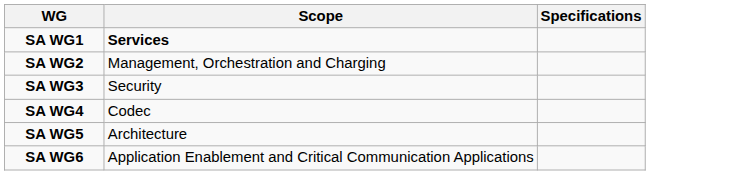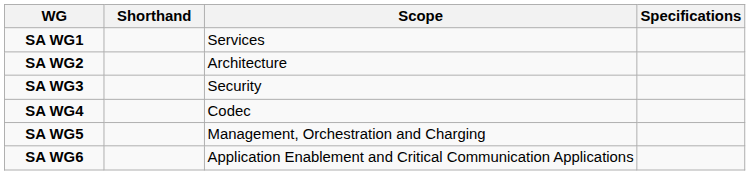+ column: (154, 16)
(138, 39) bold -> (236, 39) normal
(247, 63) Management, Orchestration and Charging -> (247, 63) Architecture
(147, 134) Architecture -> (347, 134) Management, Orchestration and Charging
